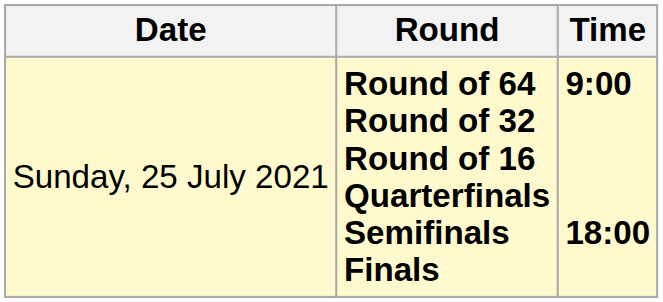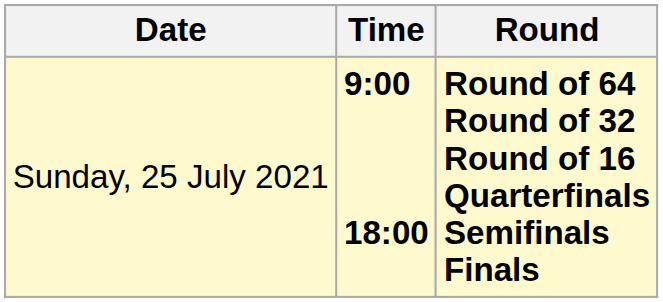columns swapped: (608, 30) <-> (447, 30)
